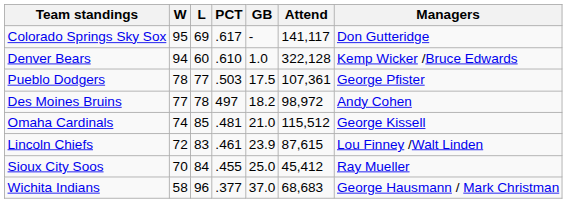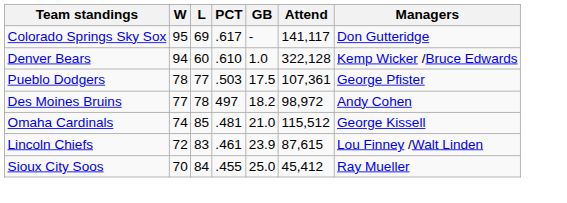- row: (54, 187)
